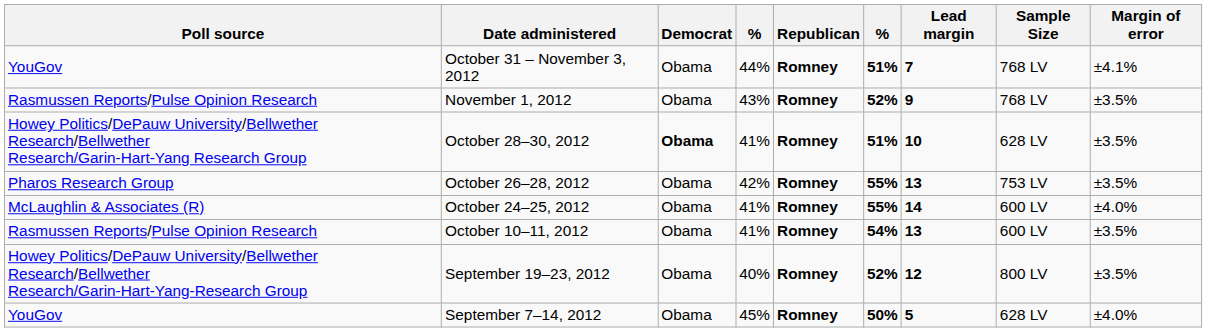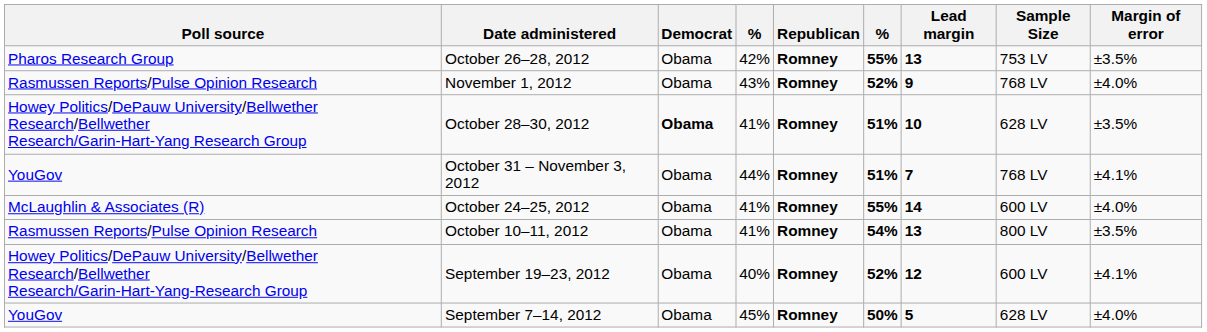rows swapped: (536, 66) <-> (517, 183)
(1115, 99) ±3.5% -> (1115, 82) ±4.0%
(1024, 231) 600 LV -> (1024, 231) 800 LV
(1024, 273) 800 LV -> (1024, 273) 600 LV
(1115, 273) ±3.5% -> (1115, 273) ±4.1%
